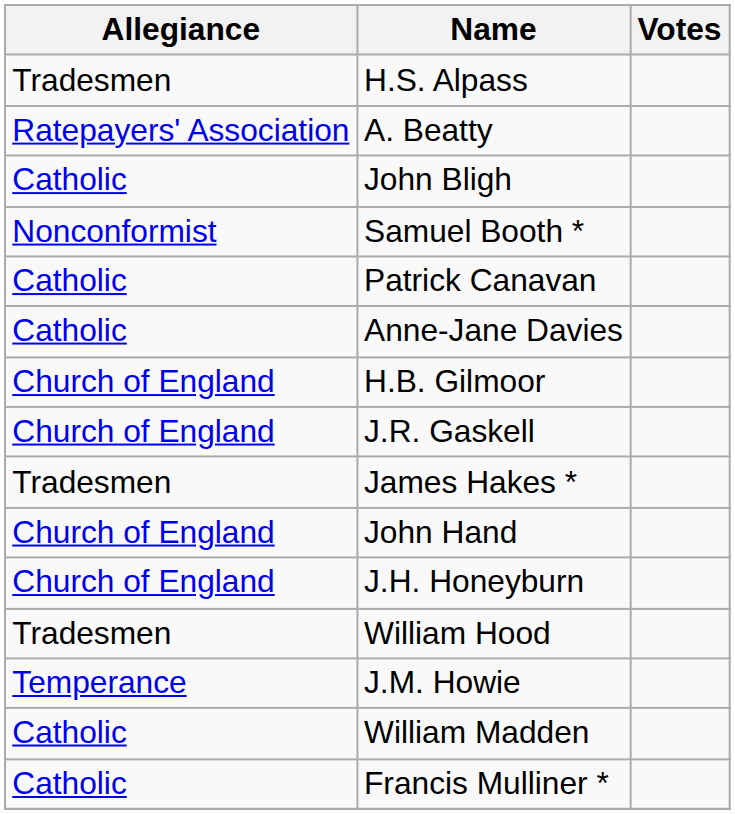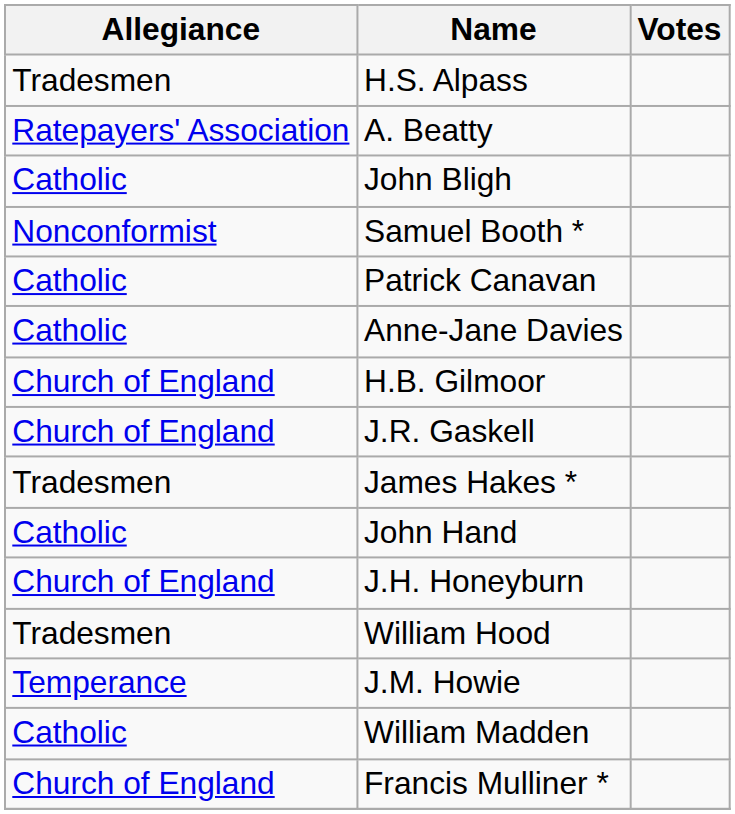(143, 532) Church of England -> (70, 532) Catholic
(70, 783) Catholic -> (143, 783) Church of England
